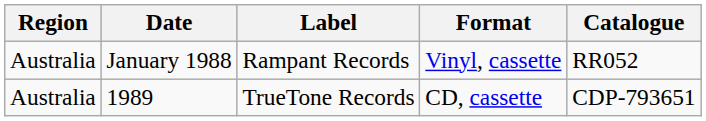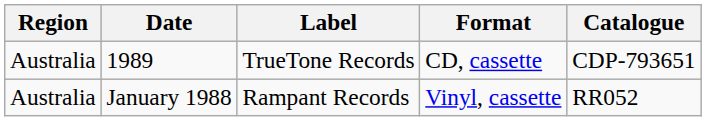rows swapped: (169, 60) <-> (130, 97)
